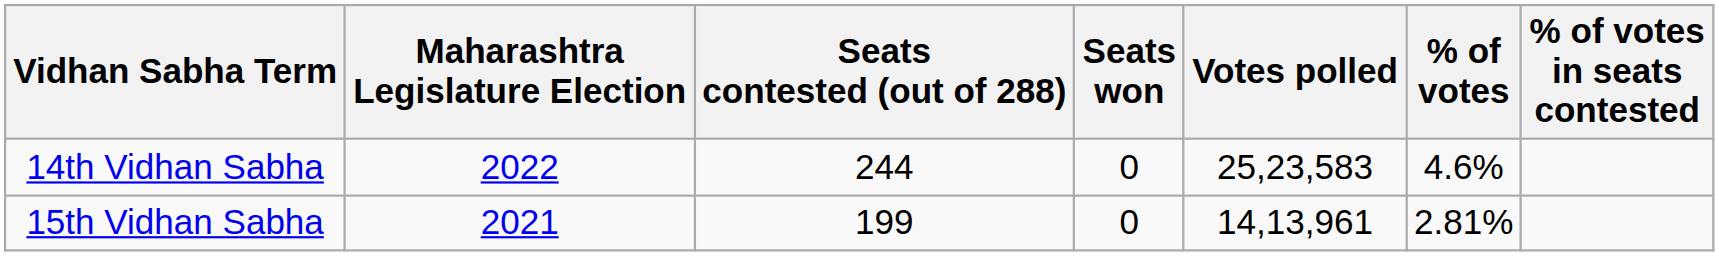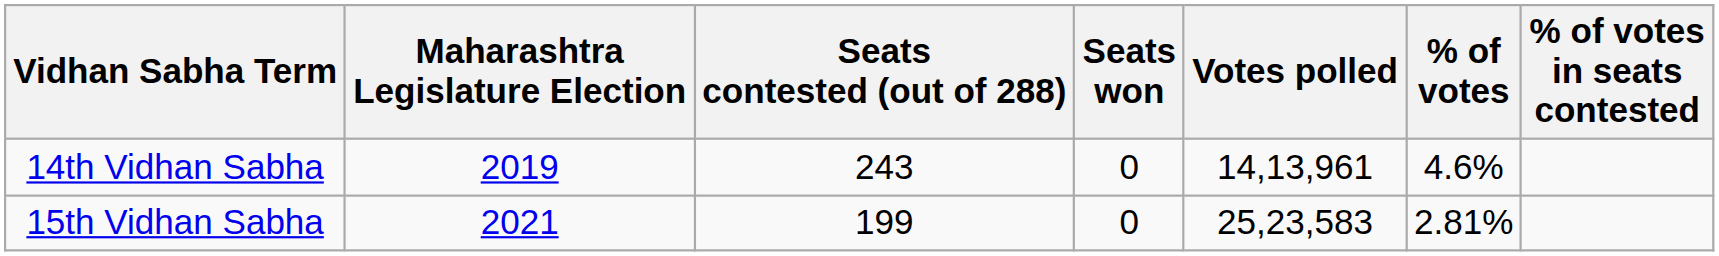(520, 166) 2022 -> (520, 166) 2019
(884, 166) 244 -> (884, 166) 243
(1295, 166) 25,23,583 -> (1295, 166) 14,13,961
(1295, 222) 14,13,961 -> (1295, 222) 25,23,583
